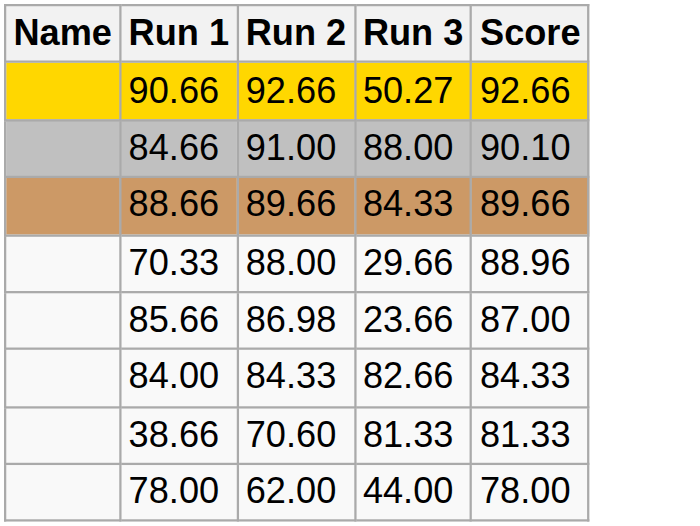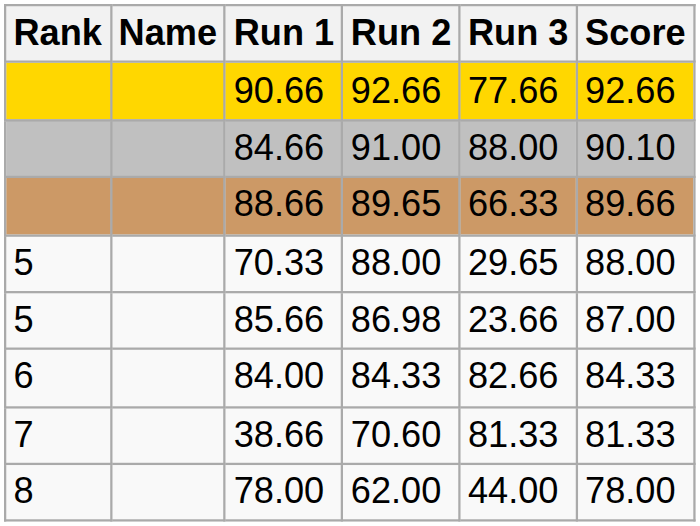+ column: (58, 33)
(408, 90) 50.27 -> (513, 90) 77.66
(291, 205) 89.66 -> (396, 205) 89.65
(408, 205) 84.33 -> (513, 205) 66.33
(408, 262) 29.66 -> (513, 262) 29.65
(525, 262) 88.96 -> (630, 262) 88.00
